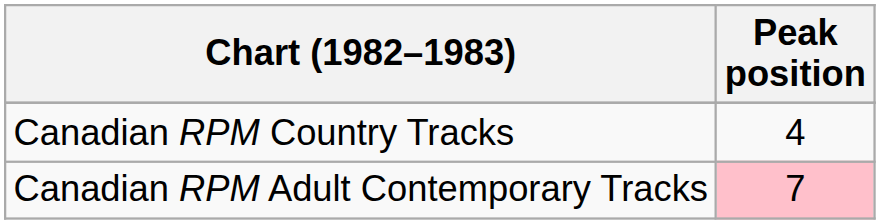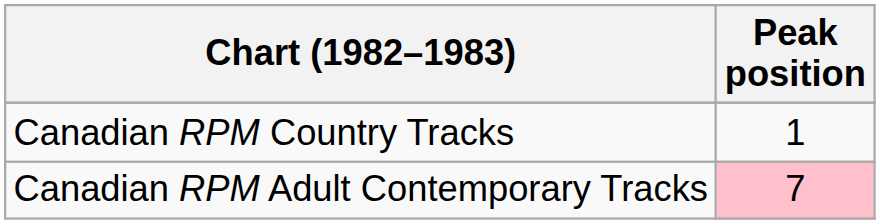(795, 131) 4 -> (795, 131) 1
